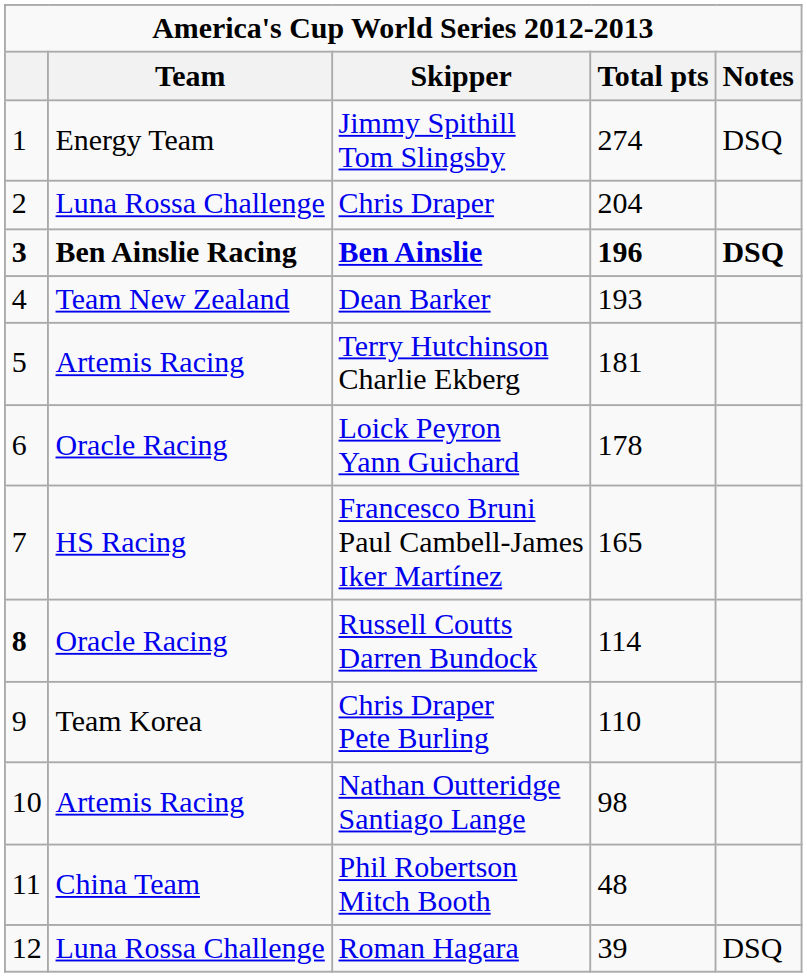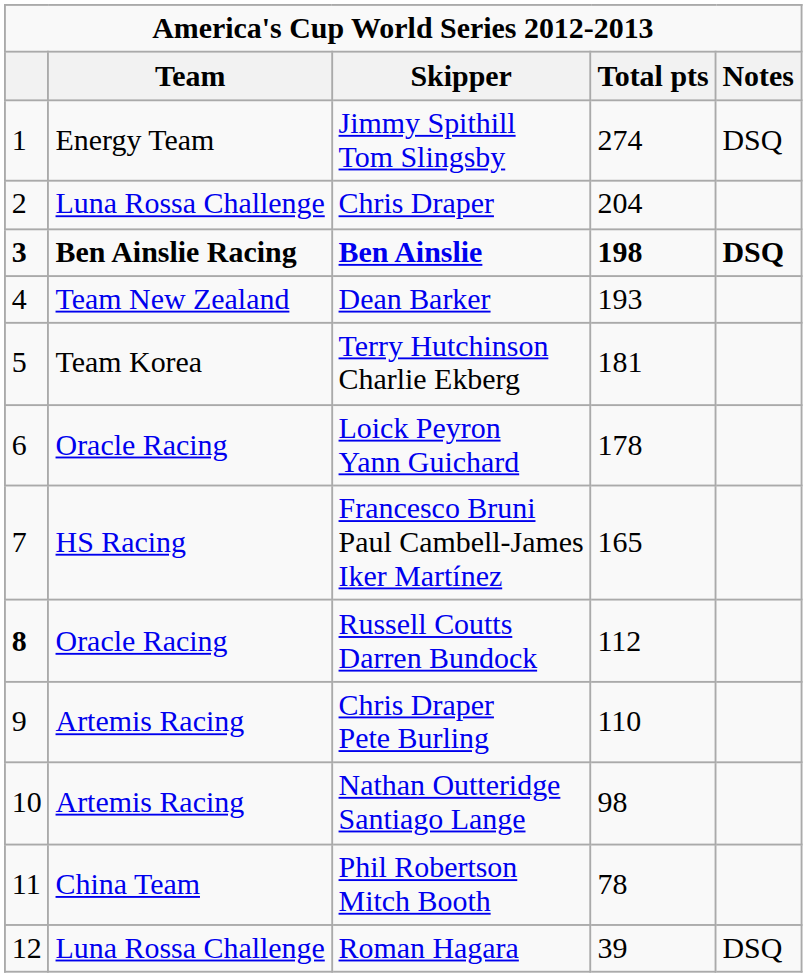(620, 251) 196 -> (620, 251) 198
(150, 363) Artemis Racing -> (129, 363) Team Korea
(619, 640) 114 -> (619, 640) 112
(129, 721) Team Korea -> (150, 721) Artemis Racing
(612, 883) 48 -> (612, 883) 78
